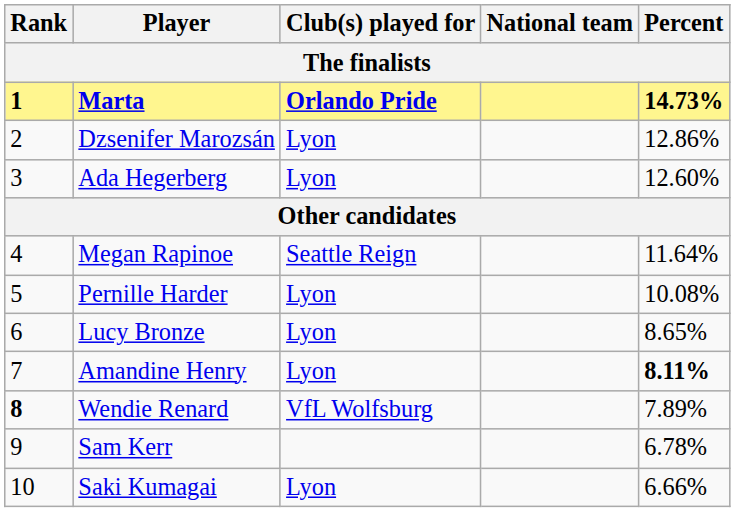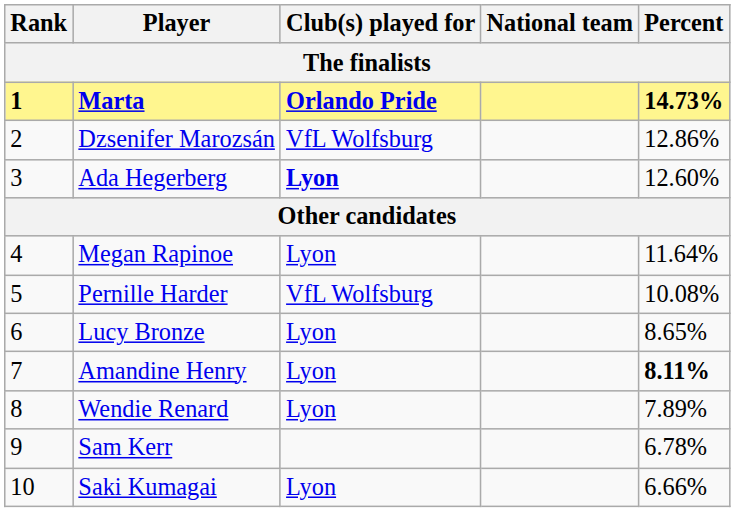(311, 139) Lyon -> (360, 139) VfL Wolfsburg
(311, 178) normal -> (312, 178) bold
(351, 255) Seattle Reign -> (311, 255) Lyon
(311, 293) Lyon -> (360, 293) VfL Wolfsburg
(16, 409) bold -> (16, 409) normal
(360, 409) VfL Wolfsburg -> (311, 409) Lyon
